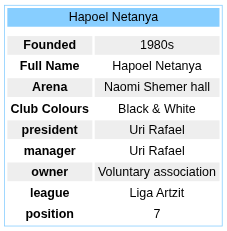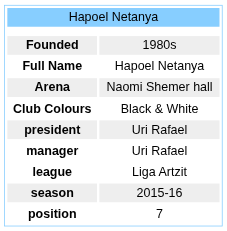- row: (50, 171)
+ row: (52, 192)
